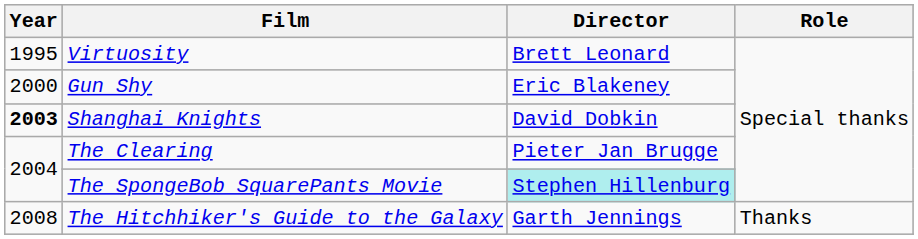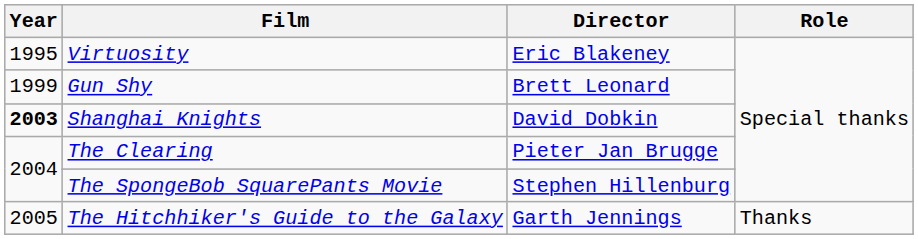(591, 54) Brett Leonard -> (591, 54) Eric Blakeney
(34, 87) 2000 -> (34, 87) 1999
(591, 87) Eric Blakeney -> (591, 87) Brett Leonard
(621, 185) paleturquoise background -> (621, 185) no background
(34, 218) 2008 -> (34, 218) 2005
